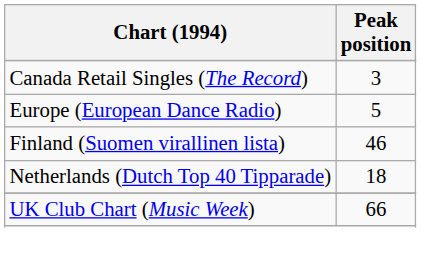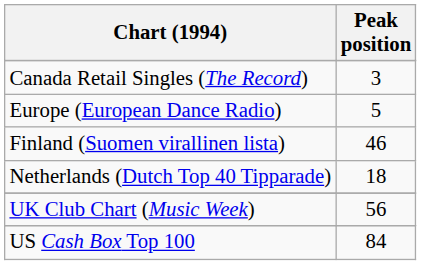(376, 209) 66 -> (376, 209) 56
+ row: (102, 242)
